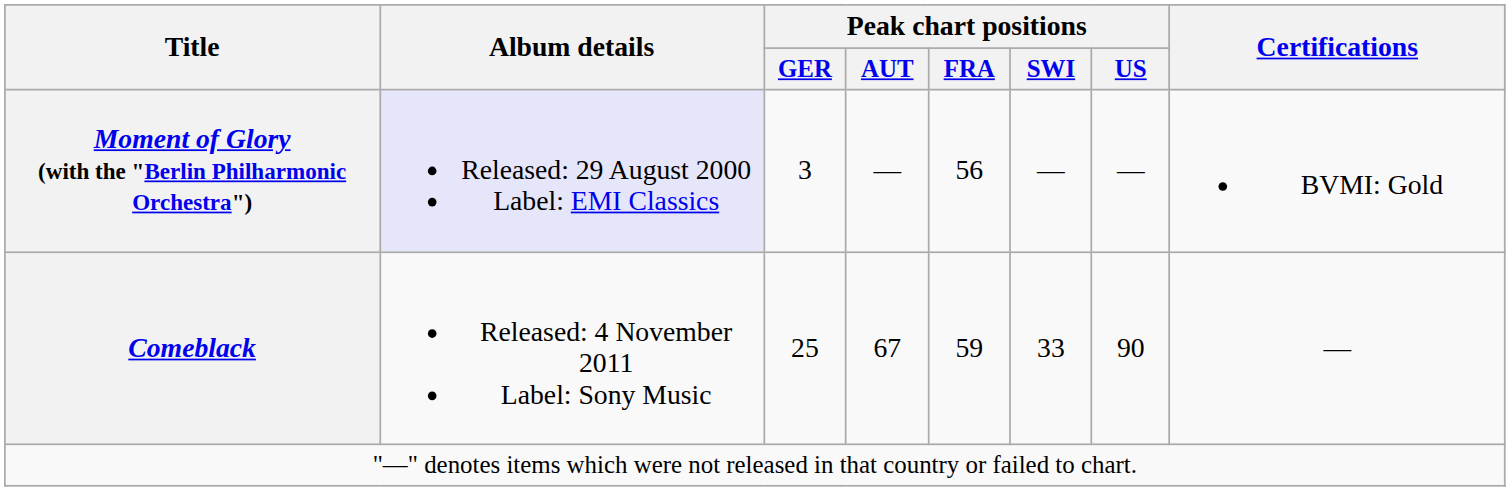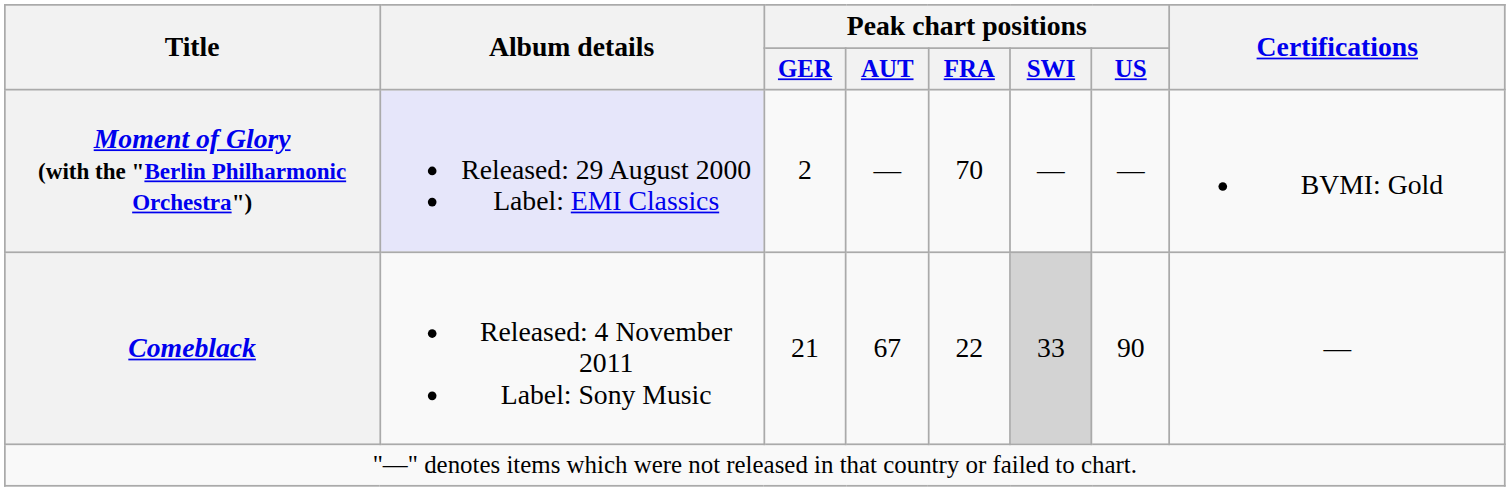(805, 170) 3 -> (805, 170) 2
(969, 170) 56 -> (969, 170) 70
(805, 347) 25 -> (805, 347) 21
(969, 347) 59 -> (969, 347) 22
(1051, 347) no background -> (1051, 347) lightgrey background
